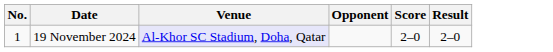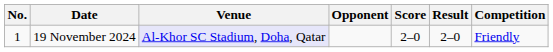+ column: (510, 15)
